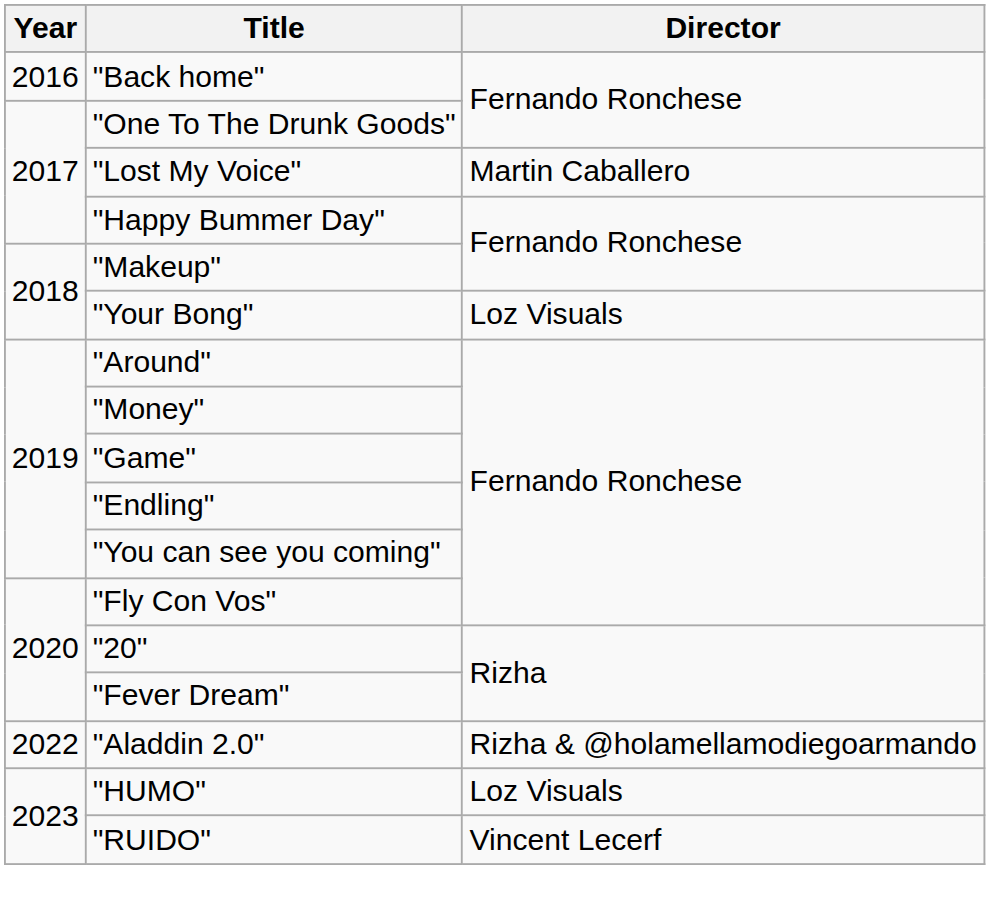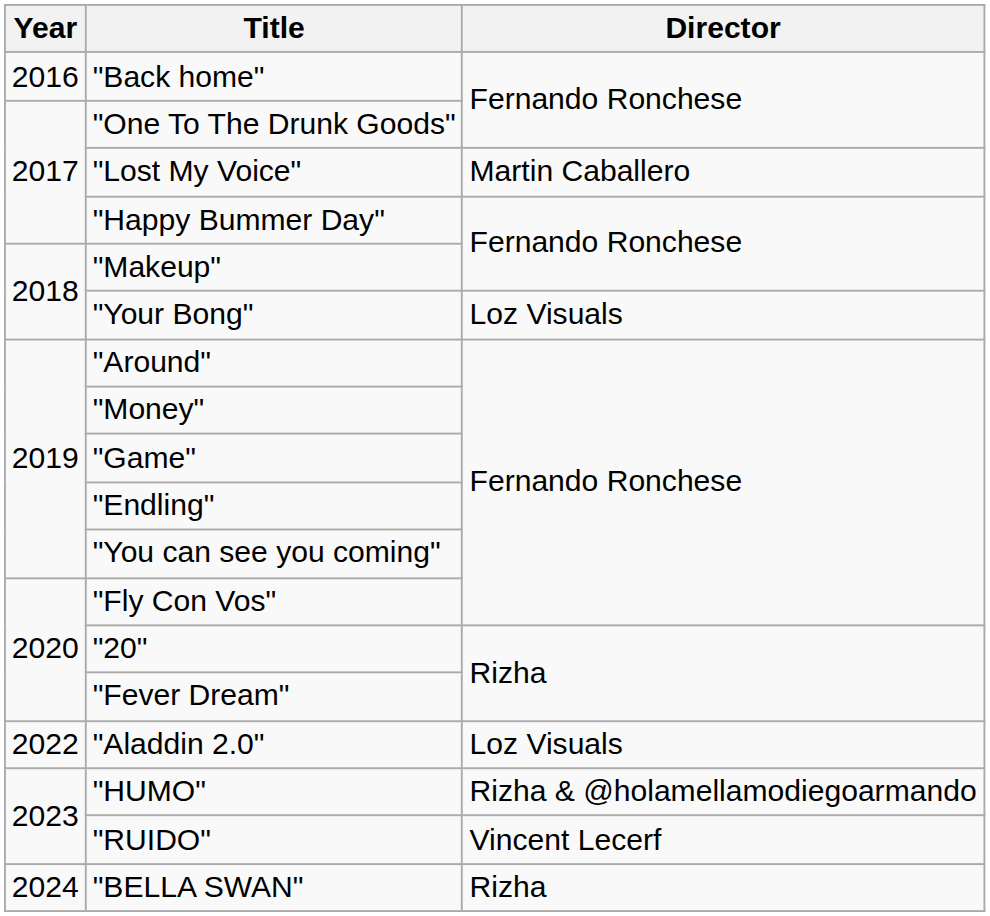(723, 743) Rizha & @holamellamodiegoarmando -> (546, 743) Loz Visuals
(546, 791) Loz Visuals -> (723, 791) Rizha & @holamellamodiegoarmando
+ row: (198, 887)
